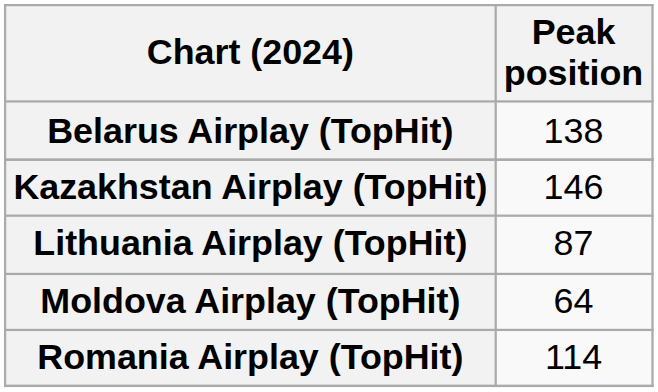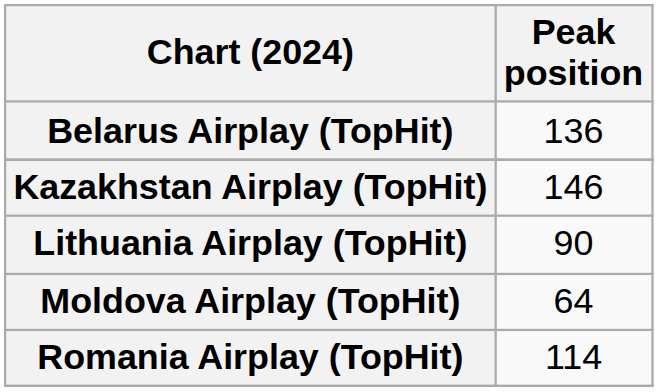(574, 130) 138 -> (574, 130) 136
(574, 243) 87 -> (574, 243) 90
